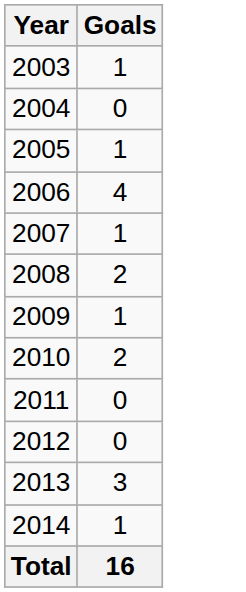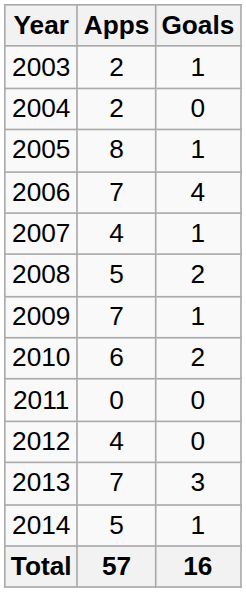+ column: (116, 25)
